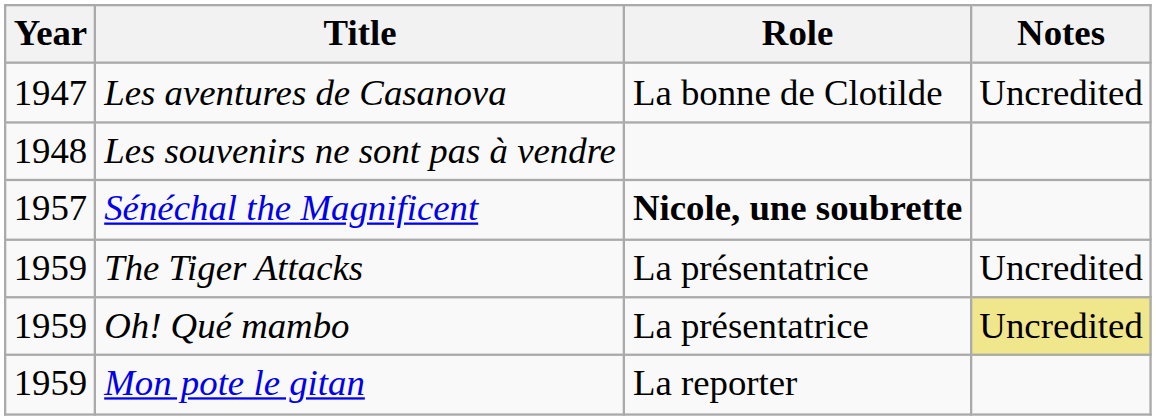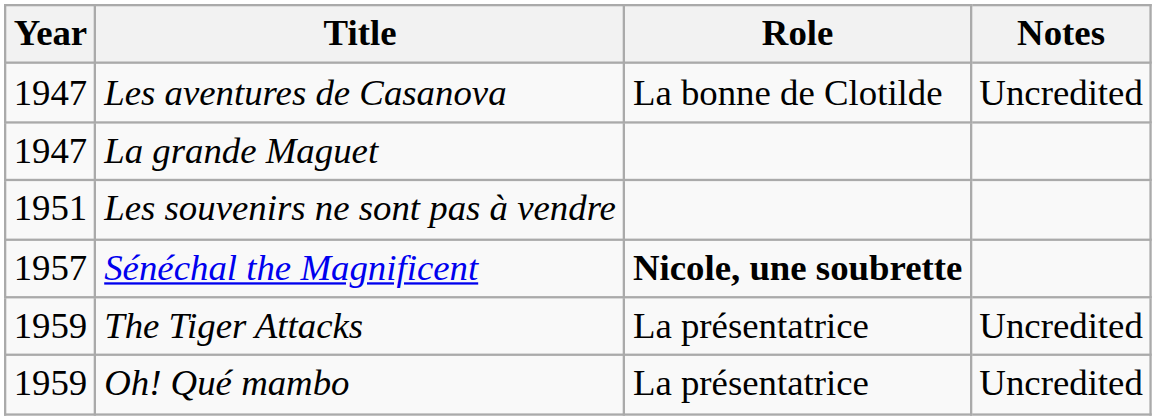+ row: (241, 150)
(50, 150) 1948 -> (50, 208) 1951
(1061, 325) khaki background -> (1061, 383) no background
- row: (235, 383)
